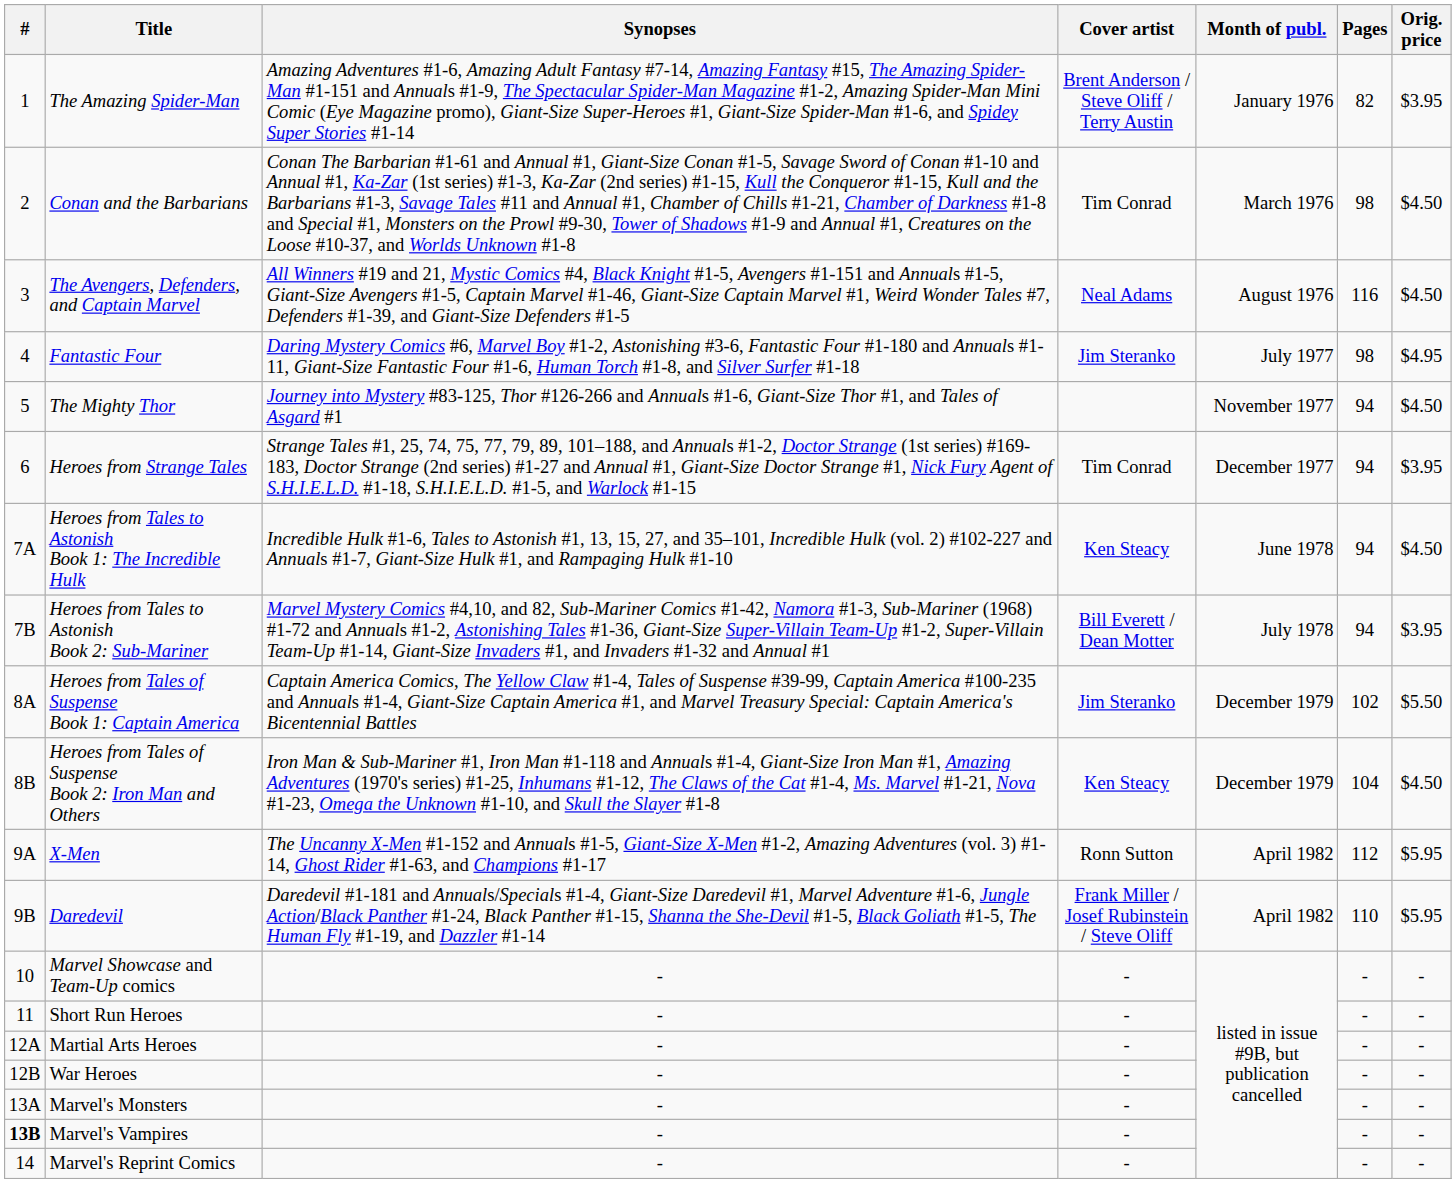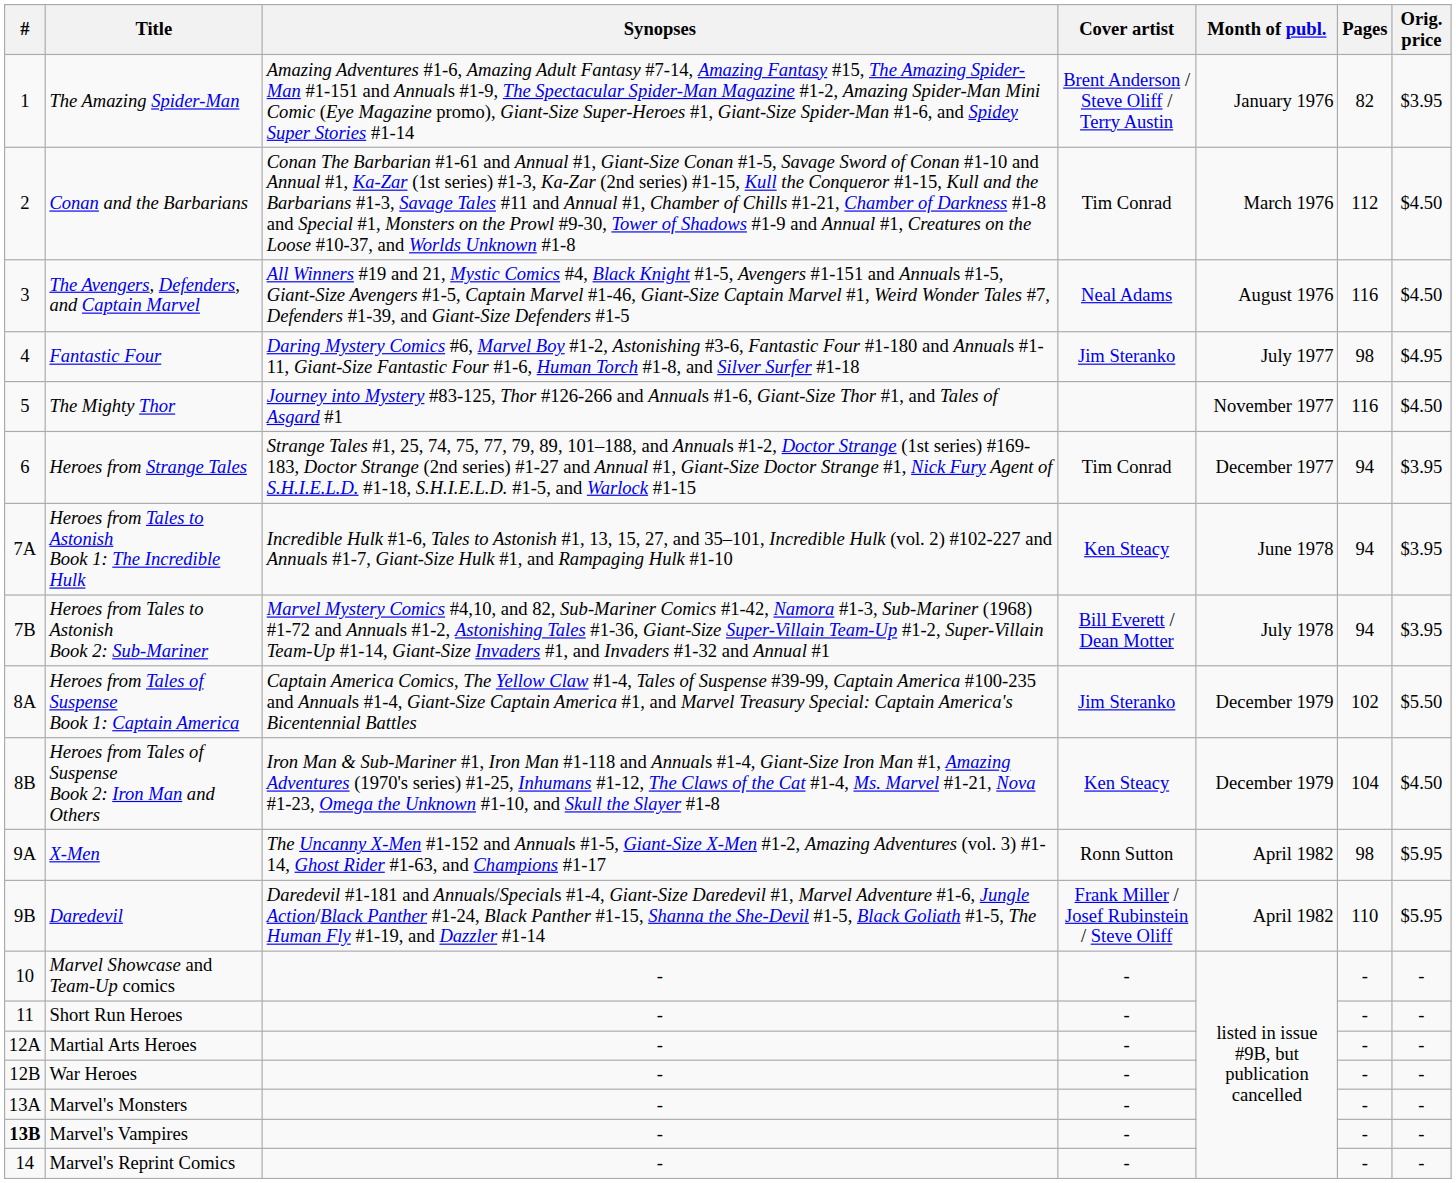(1365, 203) 98 -> (1365, 203) 112
(1365, 406) 94 -> (1365, 406) 116
(1421, 548) $4.50 -> (1421, 548) $3.95
(1365, 854) 112 -> (1365, 854) 98
